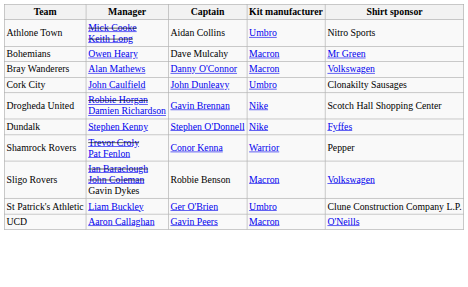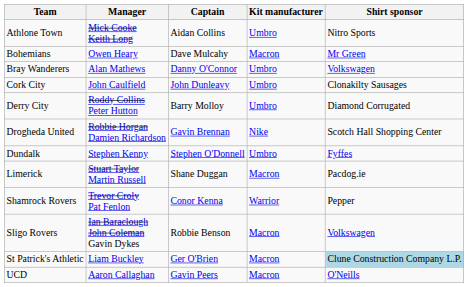(264, 69) Macron -> (263, 69) Umbro
+ row: (28, 106)
(259, 127) Nike -> (263, 153) Umbro
+ row: (24, 174)
(263, 206) Umbro -> (264, 259) Macron
(395, 206) no background -> (395, 259) lightblue background
